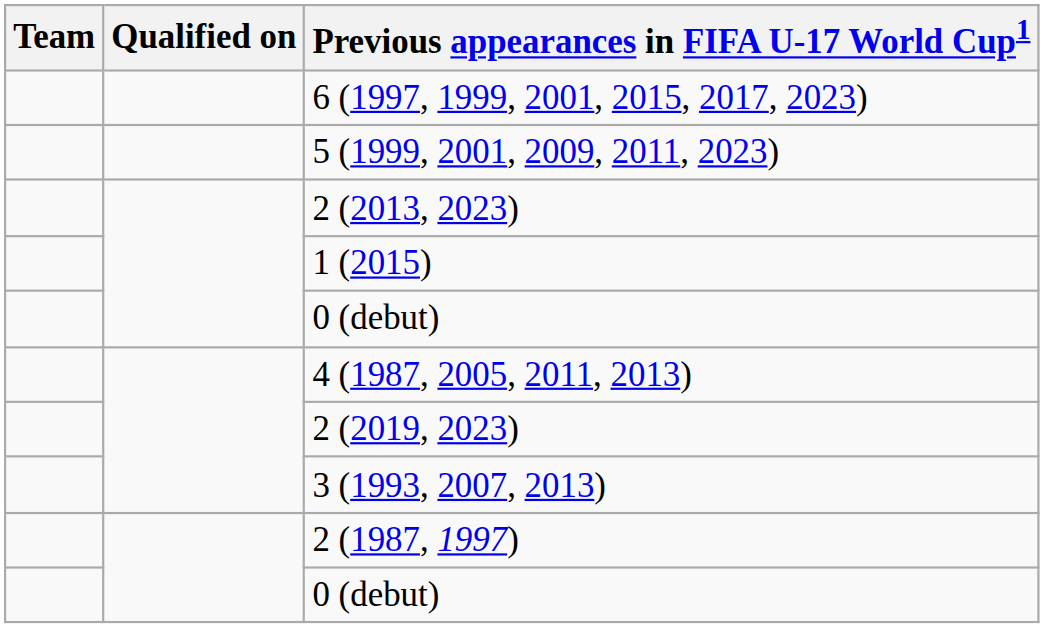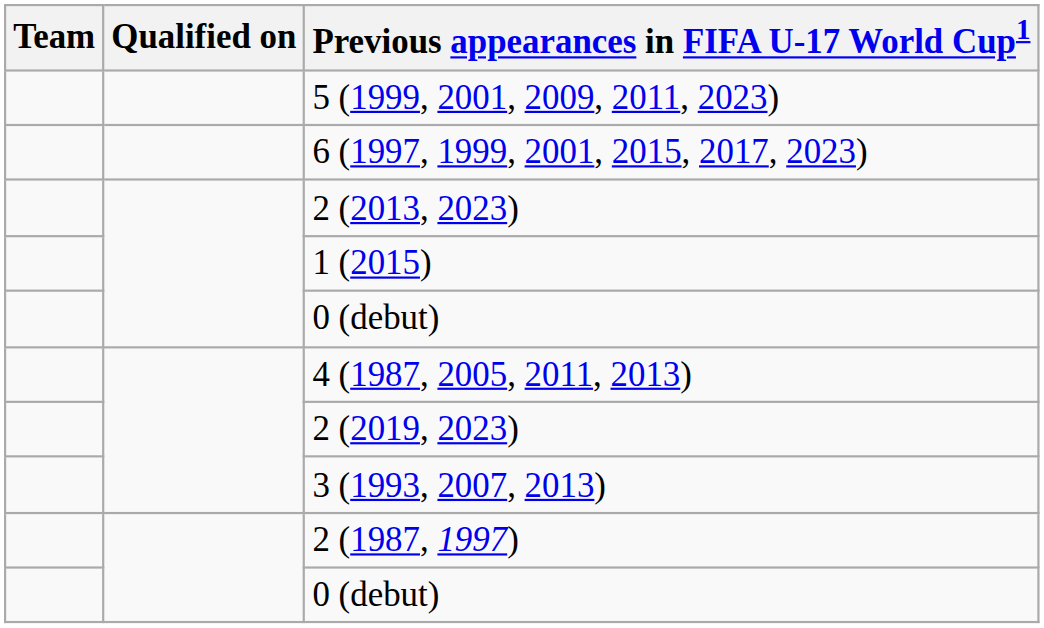rows swapped: (54, 153) <-> (54, 98)
